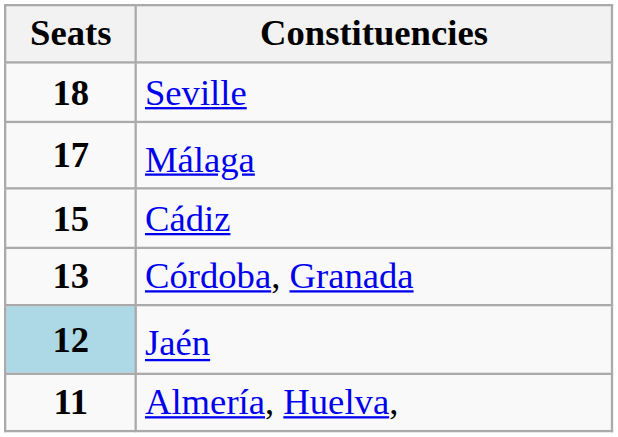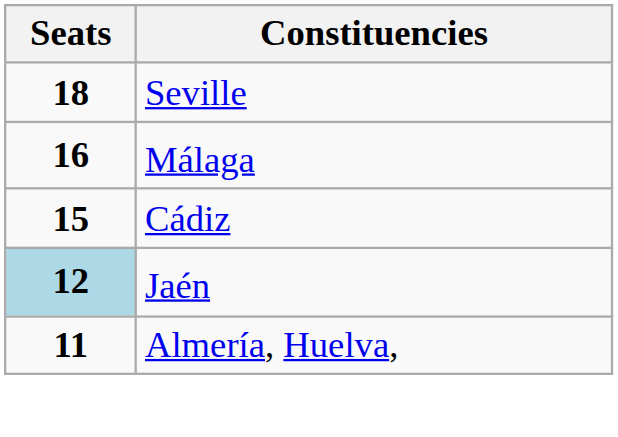(71, 154) 17 -> (71, 154) 16
- row: (279, 275)
